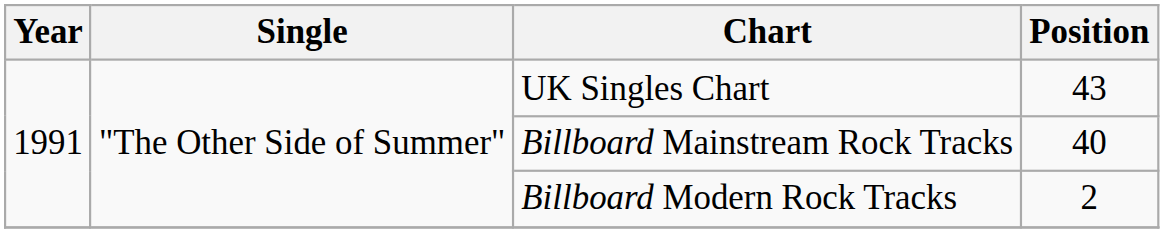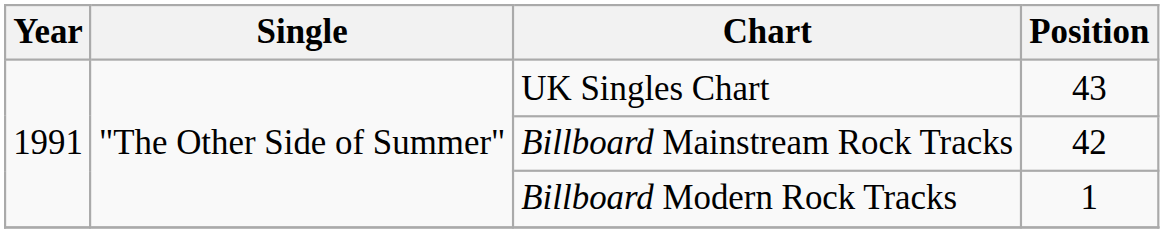(1089, 142) 40 -> (1089, 142) 42
(1089, 198) 2 -> (1089, 198) 1
